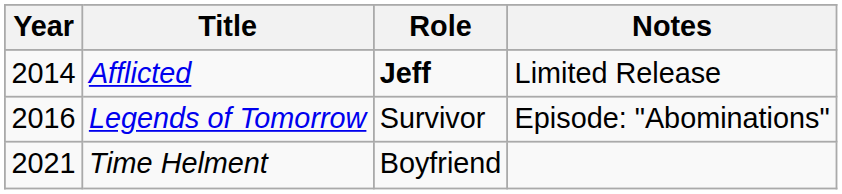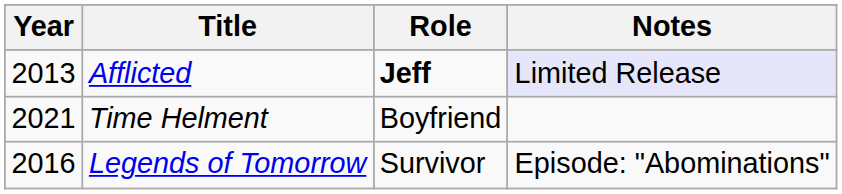(44, 73) 2014 -> (44, 73) 2013
(618, 73) no background -> (618, 73) lavender background
rows swapped: (228, 118) <-> (178, 164)
